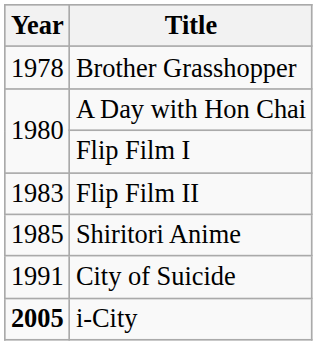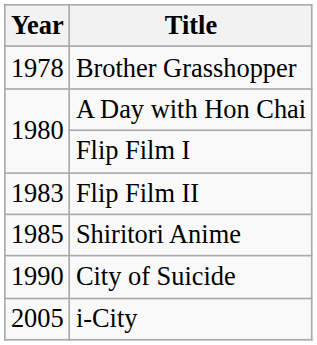(37, 276) 1991 -> (37, 276) 1990
(37, 318) bold -> (37, 318) normal
